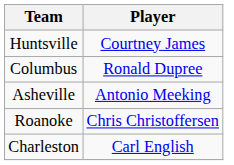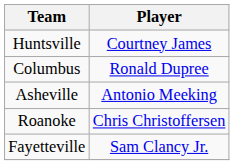- row: (44, 146)
+ row: (47, 146)
